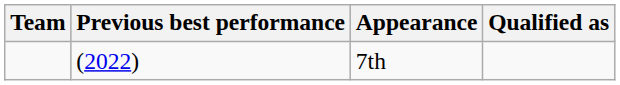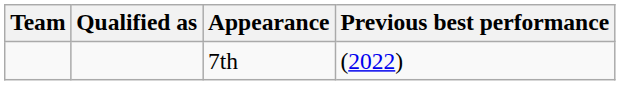columns swapped: (549, 23) <-> (211, 23)
